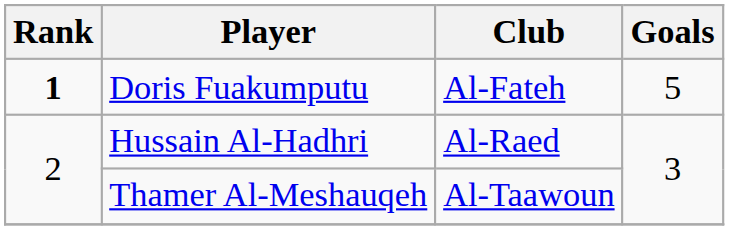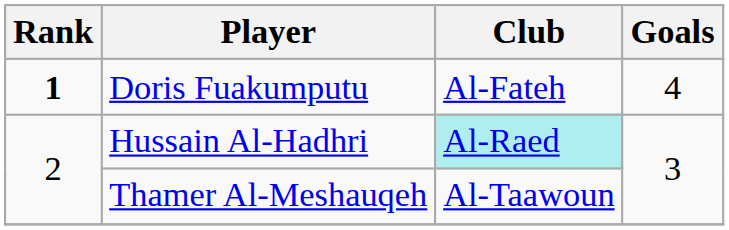(673, 86) 5 -> (673, 86) 4
(501, 140) no background -> (501, 140) paleturquoise background
